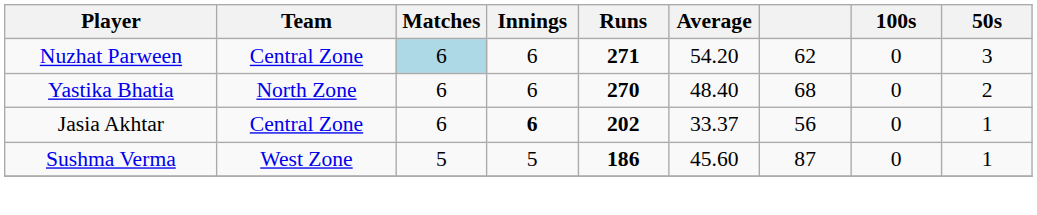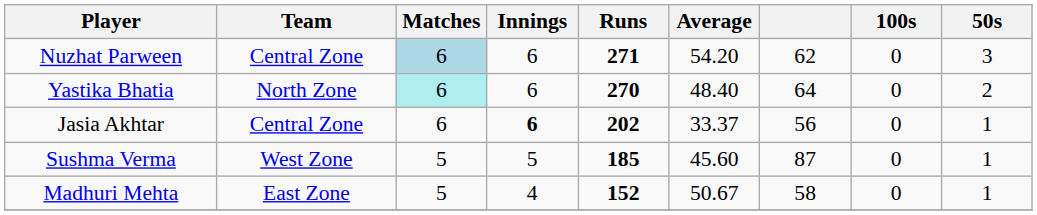(441, 90) no background -> (441, 90) paleturquoise background
(805, 90) 68 -> (805, 90) 64
(623, 158) 186 -> (623, 158) 185
+ row: (111, 192)
